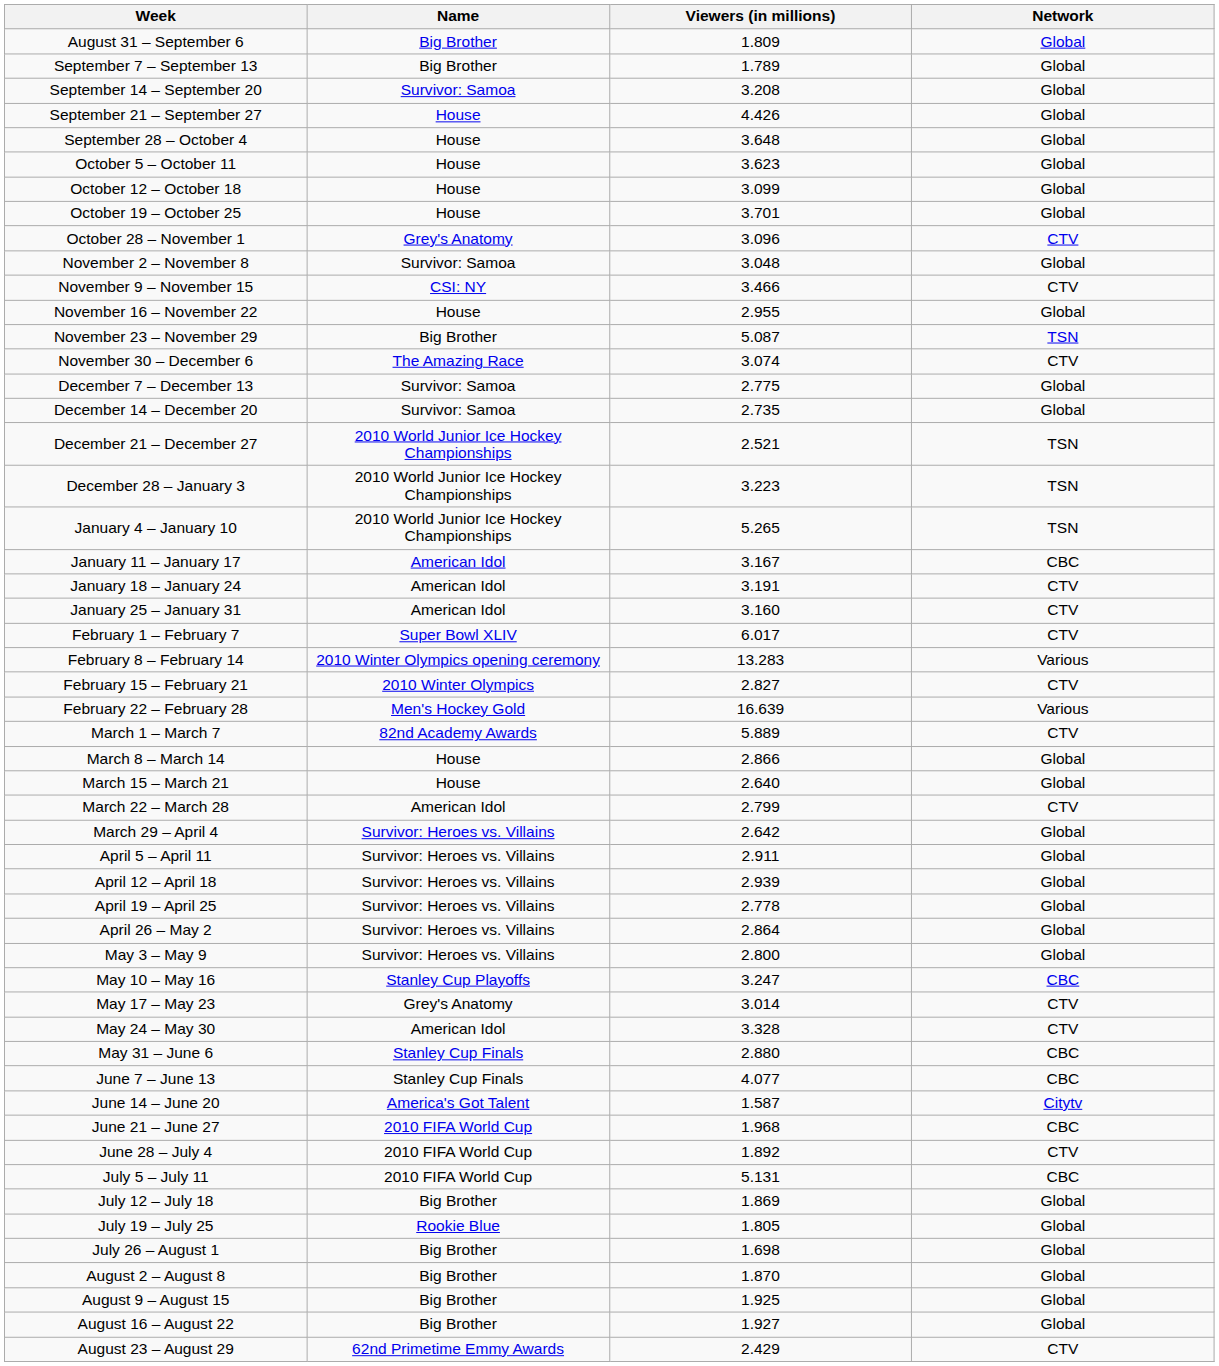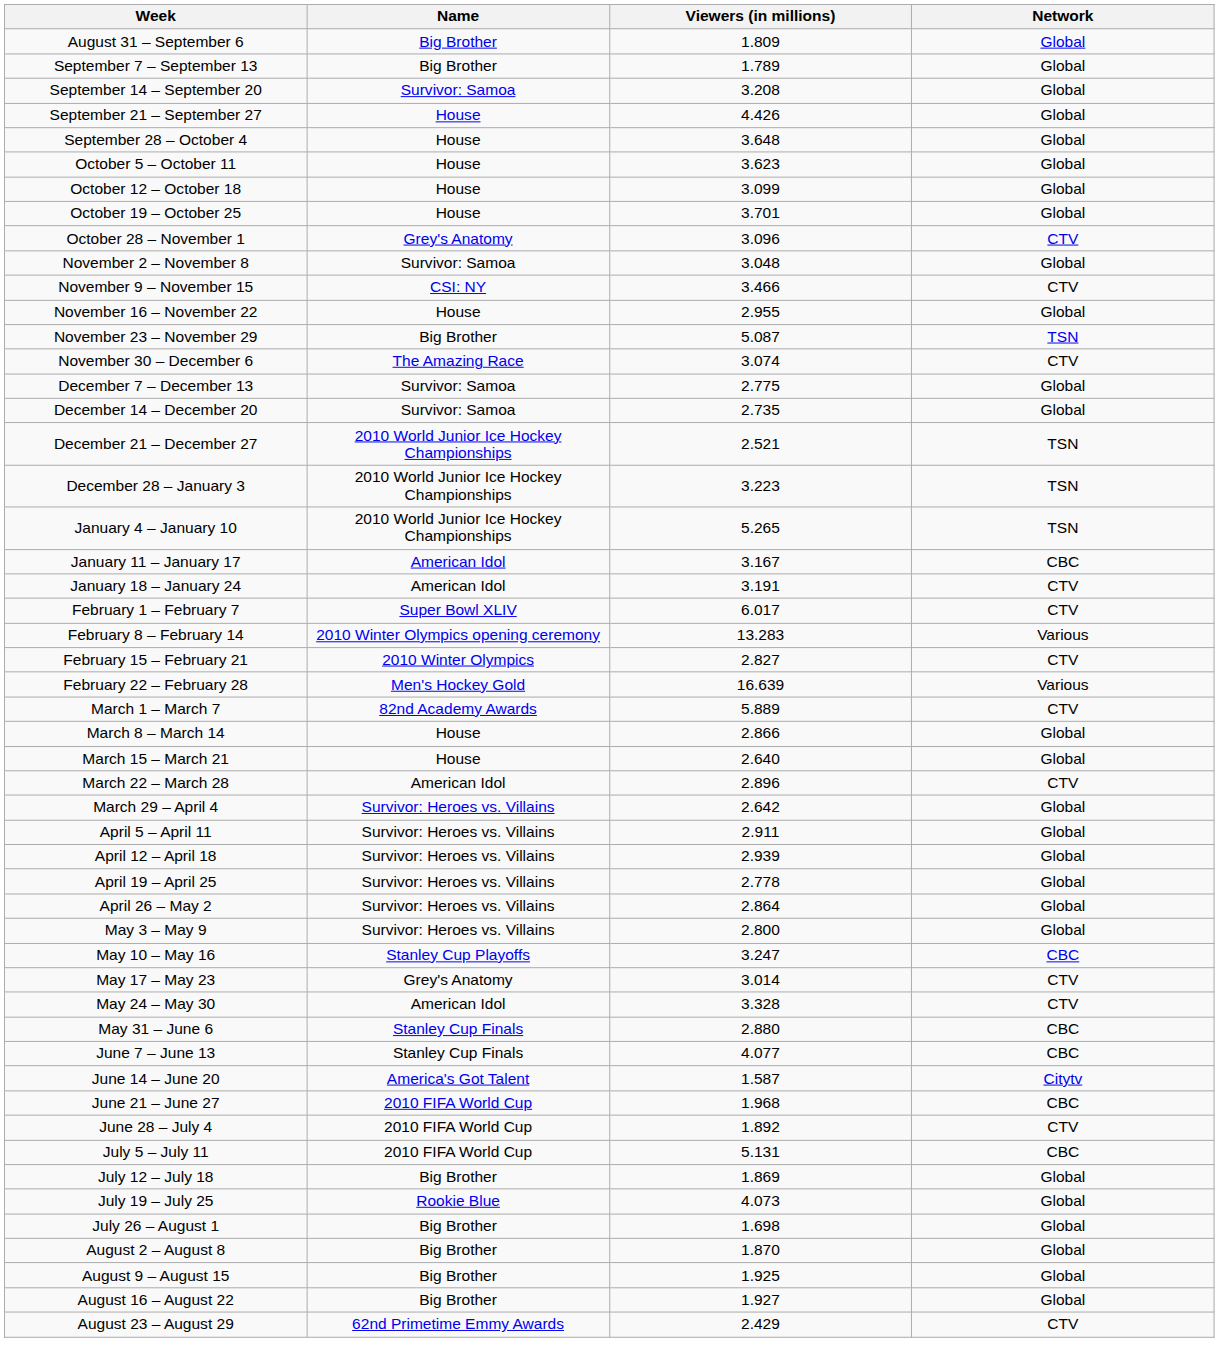- row: (156, 610)
(760, 807) 2.799 -> (760, 782) 2.896
(760, 1226) 1.805 -> (760, 1201) 4.073
